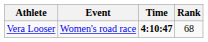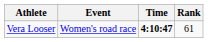(189, 29) 68 -> (189, 29) 61
